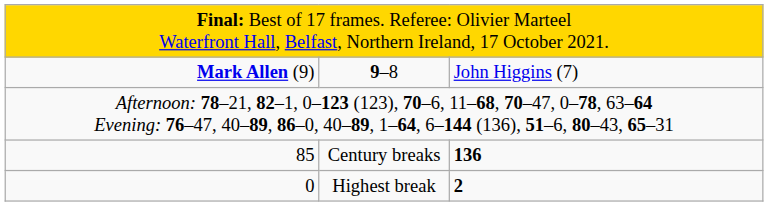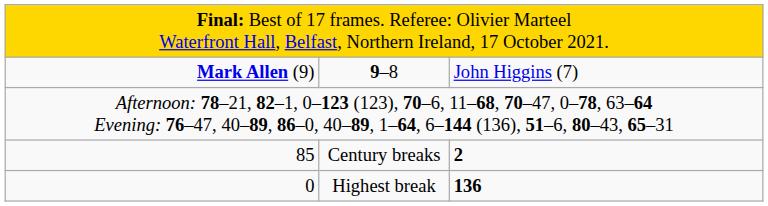(468, 155) 136 -> (458, 155) 2
(458, 186) 2 -> (468, 186) 136
